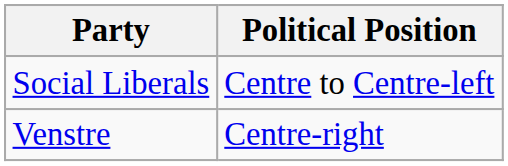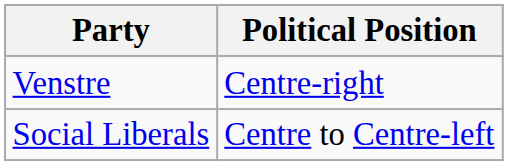rows swapped: (111, 82) <-> (61, 133)
